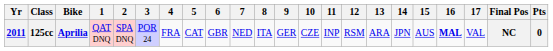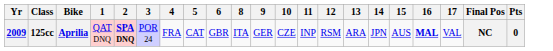- column: (242, 12)
(16, 33) 2011 -> (16, 33) 2009
(124, 33) normal -> (125, 33) bold
